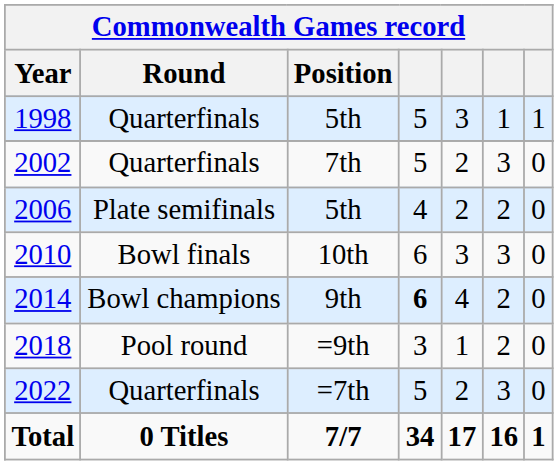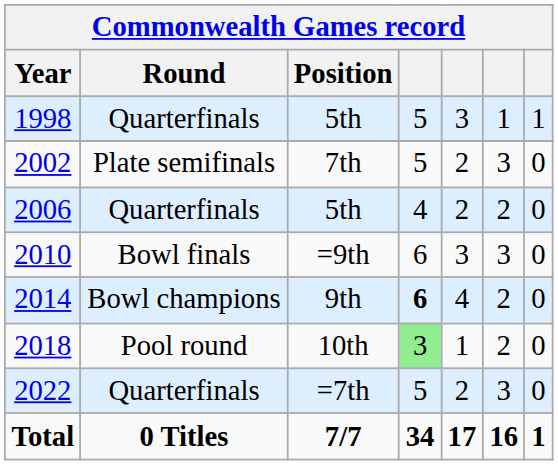(184, 163) Quarterfinals -> (184, 163) Plate semifinals
(184, 208) Plate semifinals -> (184, 208) Quarterfinals
(343, 254) 10th -> (343, 254) =9th
(343, 345) =9th -> (343, 345) 10th
(420, 345) no background -> (420, 345) lightgreen background
